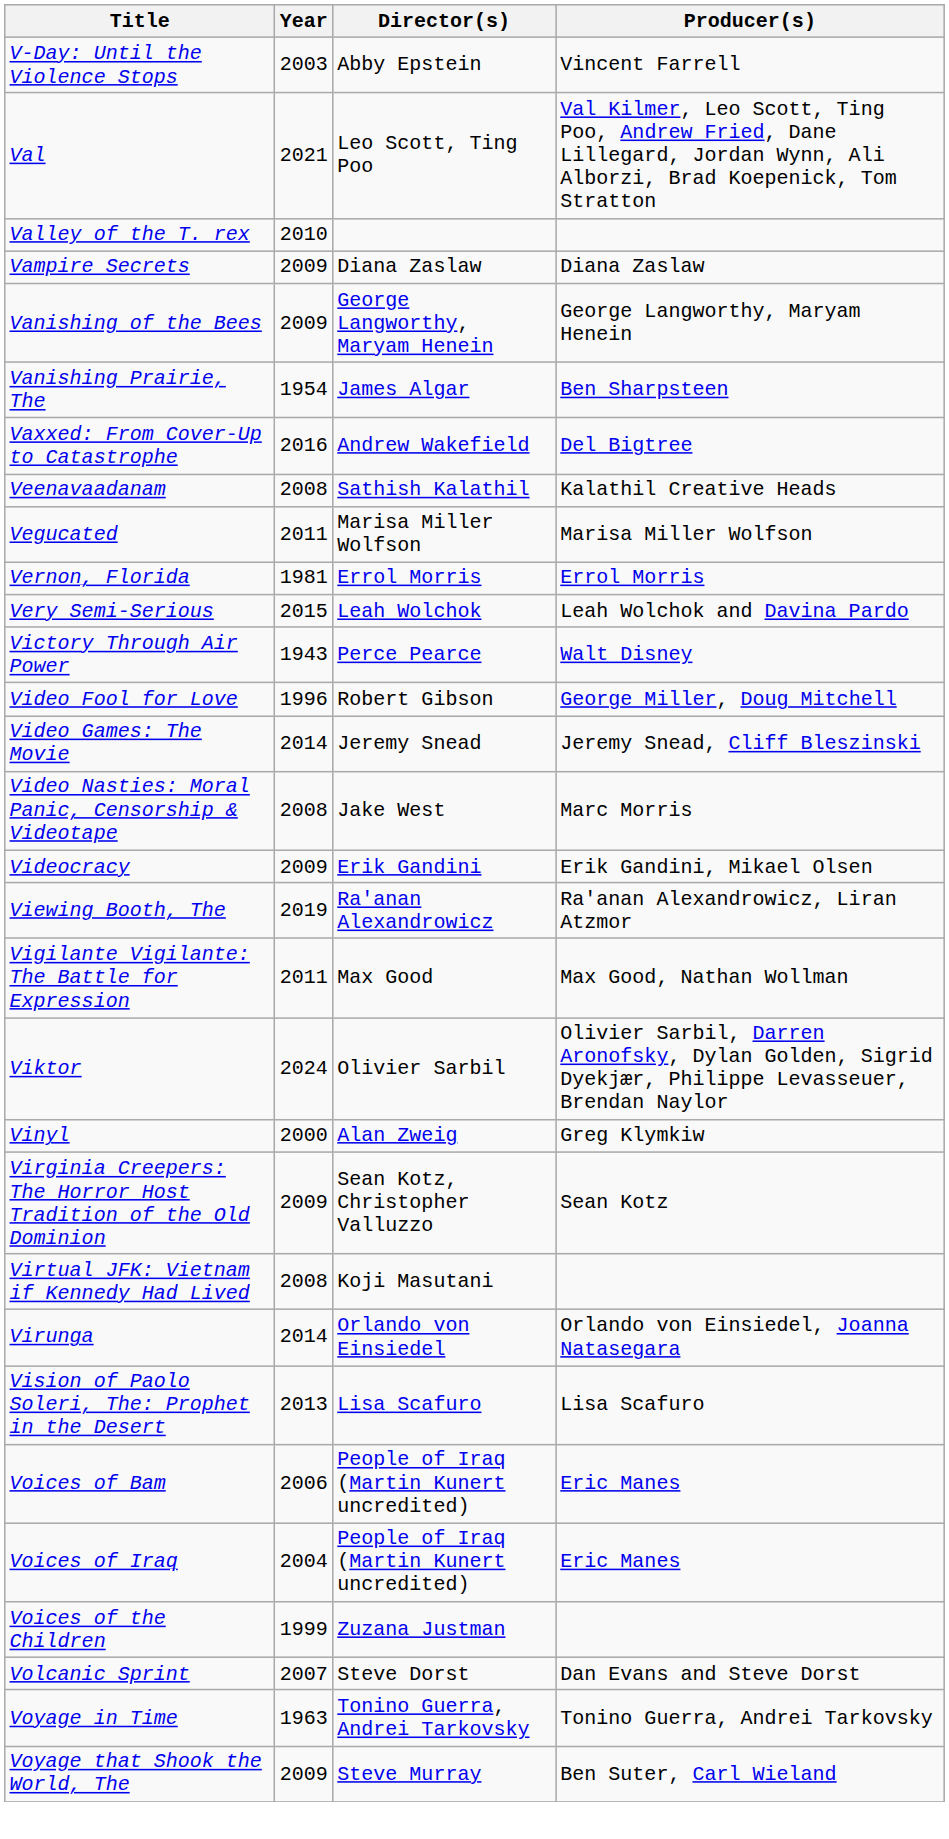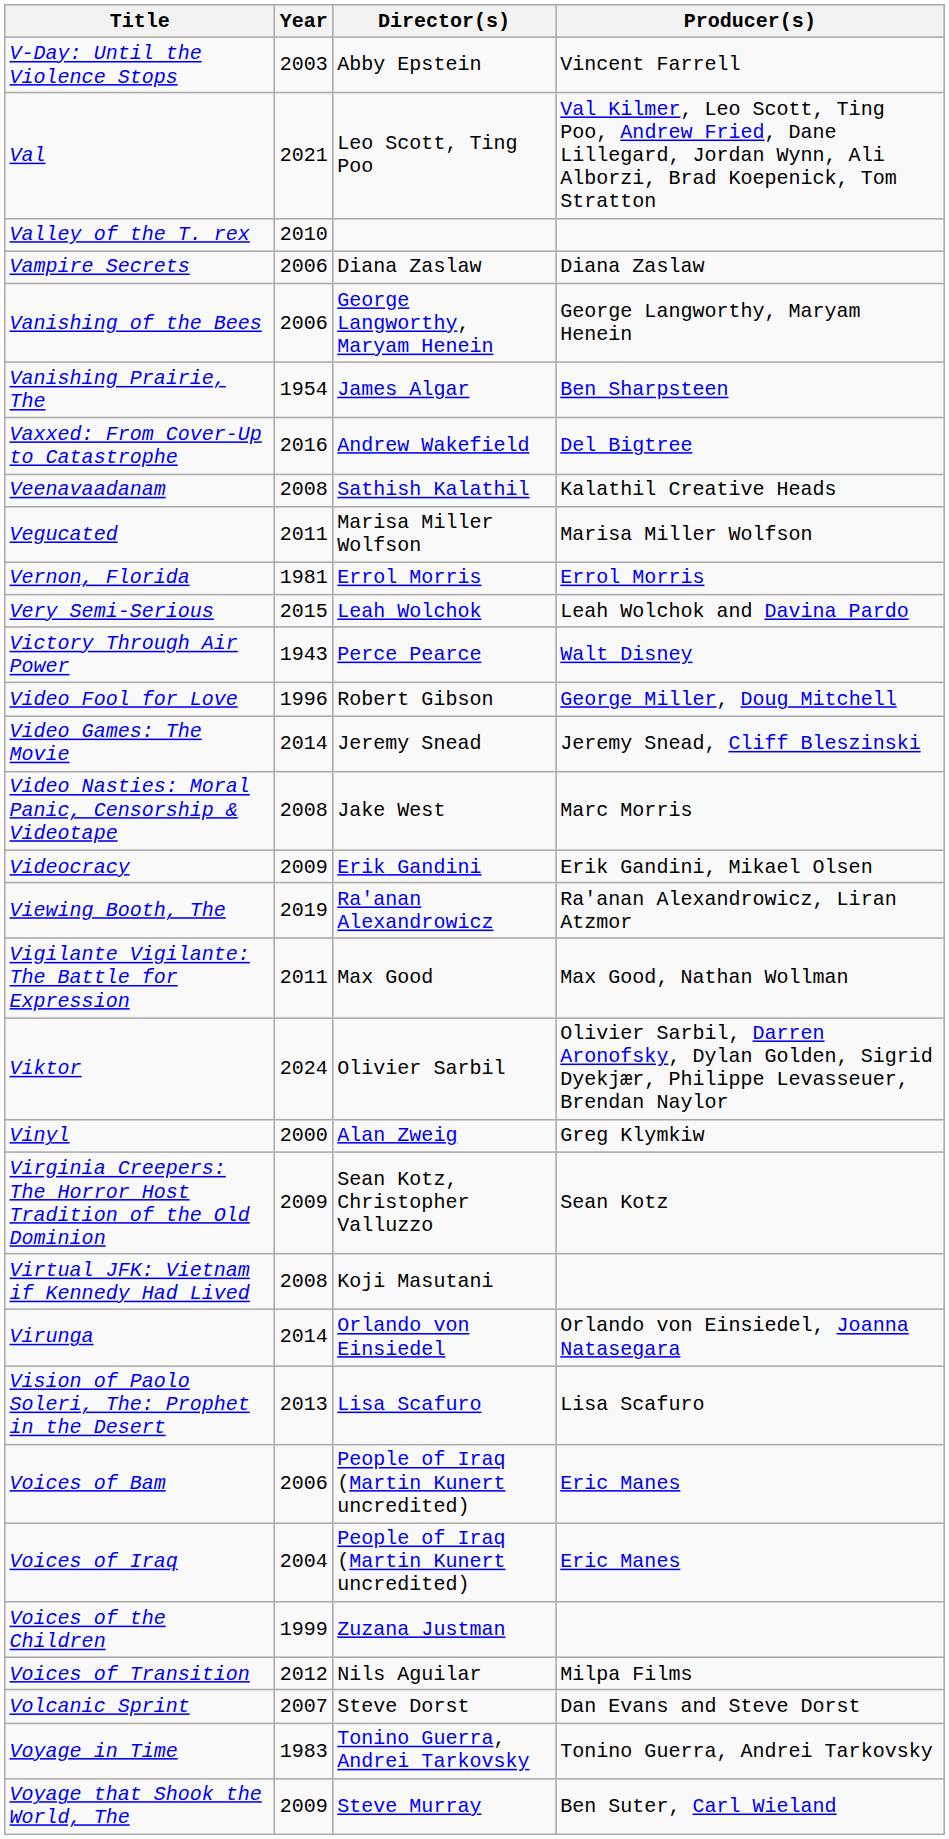(304, 267) 2009 -> (304, 267) 2006
(304, 323) 2009 -> (304, 323) 2006
+ row: (130, 1674)
(304, 1718) 1963 -> (304, 1751) 1983
